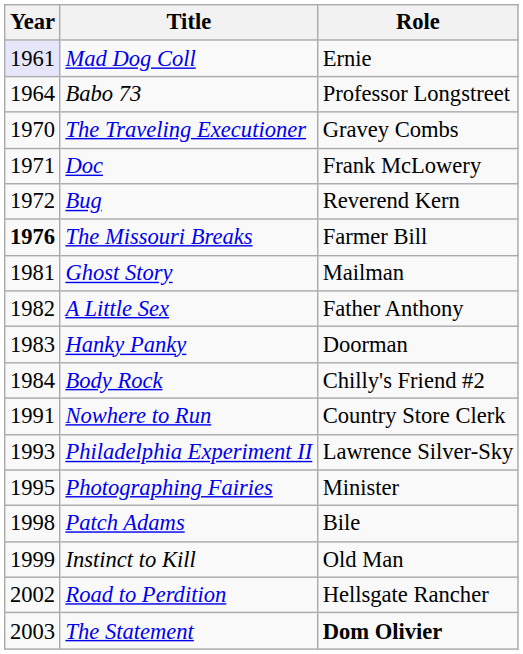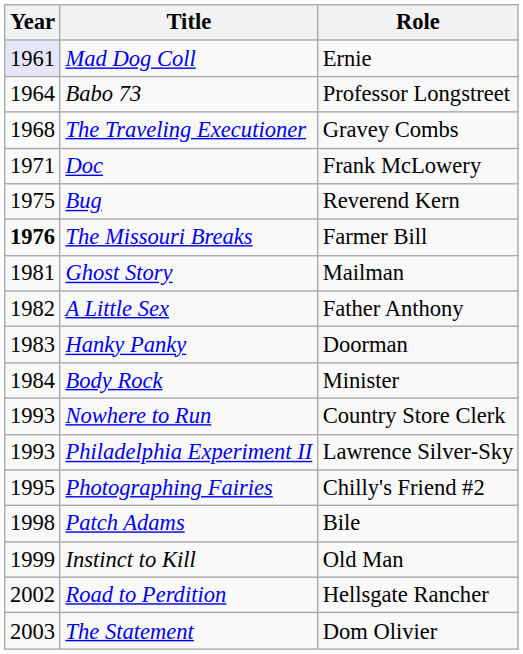(32, 129) 1970 -> (32, 129) 1968
(32, 201) 1972 -> (32, 201) 1975
(404, 380) Chilly's Friend #2 -> (361, 380) Minister
(32, 415) 1991 -> (32, 415) 1993
(361, 487) Minister -> (404, 487) Chilly's Friend #2
(382, 630) bold -> (380, 630) normal
